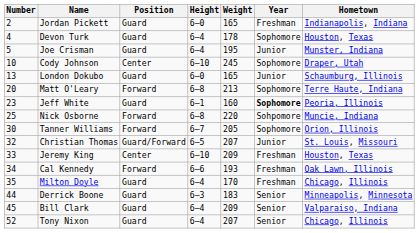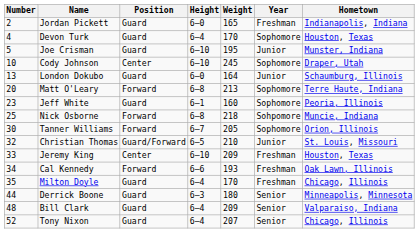(230, 38) 178 -> (230, 38) 170
(197, 51) 6–4 -> (200, 51) 6–10
(230, 77) 165 -> (230, 77) 164
(279, 103) bold -> (279, 103) normal
(230, 117) 220 -> (230, 117) 218
(230, 143) 207 -> (230, 143) 210
(230, 195) 183 -> (230, 195) 180
(11, 209) 45 -> (11, 209) 48
